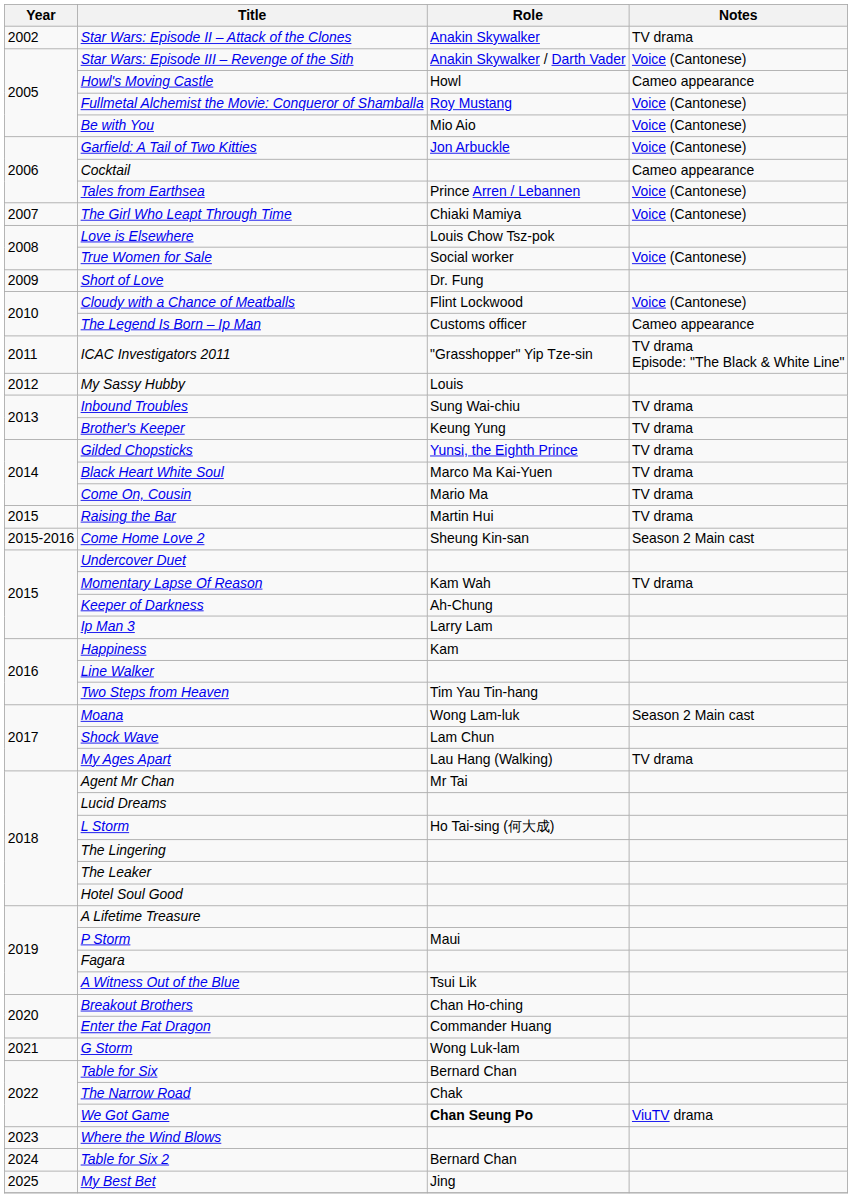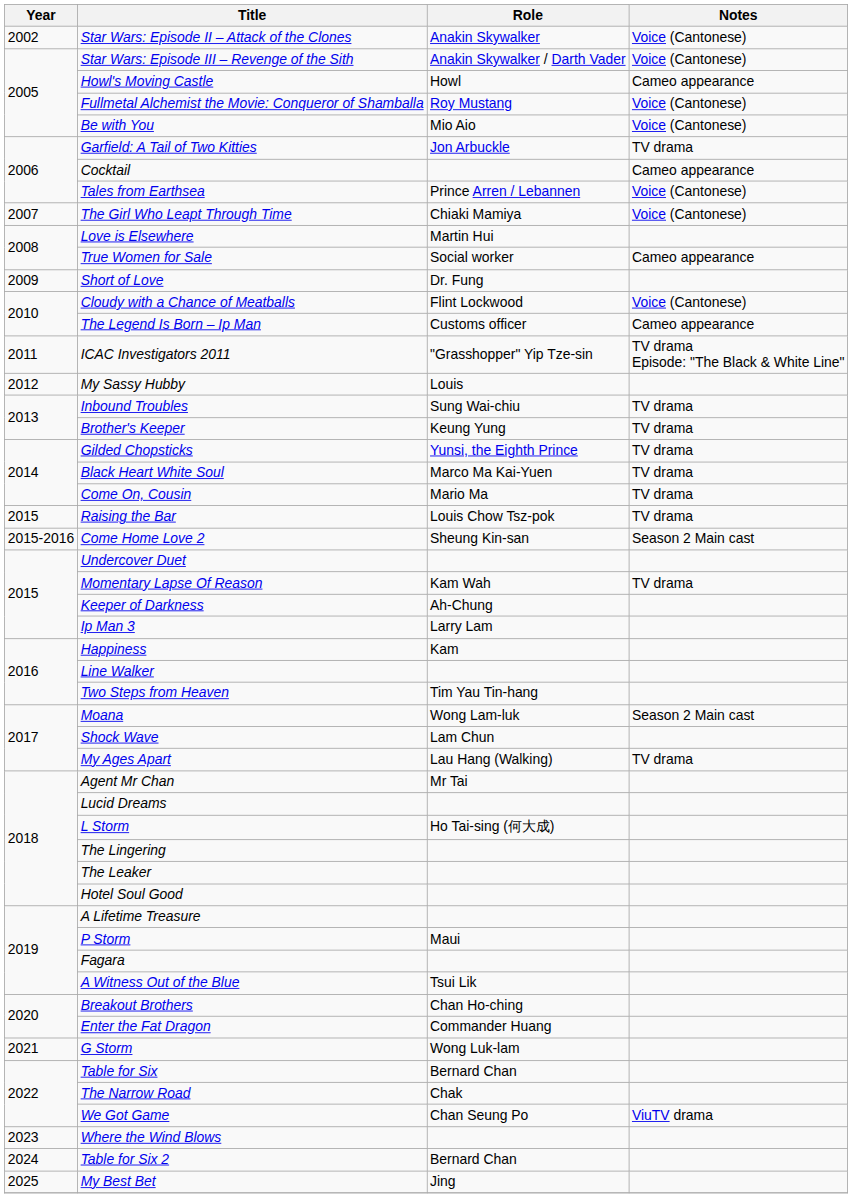(663, 37) TV drama -> (689, 37) Voice (Cantonese)
(689, 147) Voice (Cantonese) -> (663, 147) TV drama
(492, 236) Louis Chow Tsz-pok -> (462, 236) Martin Hui
(689, 258) Voice (Cantonese) -> (693, 258) Cameo appearance
(462, 516) Martin Hui -> (492, 516) Louis Chow Tsz-pok
(481, 1115) bold -> (479, 1115) normal
